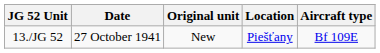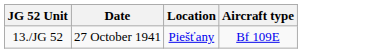- column: (203, 15)
